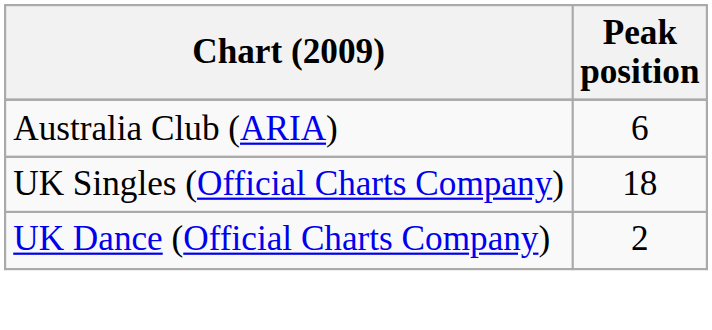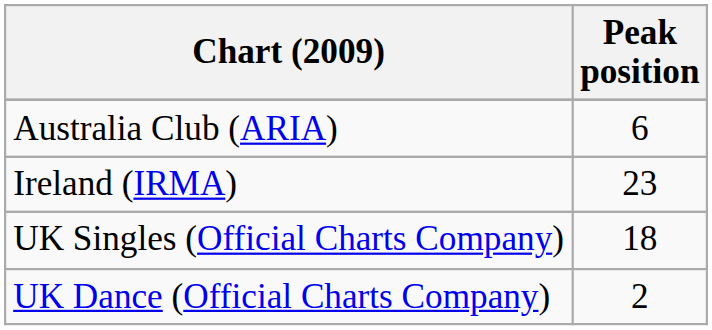+ row: (125, 183)
